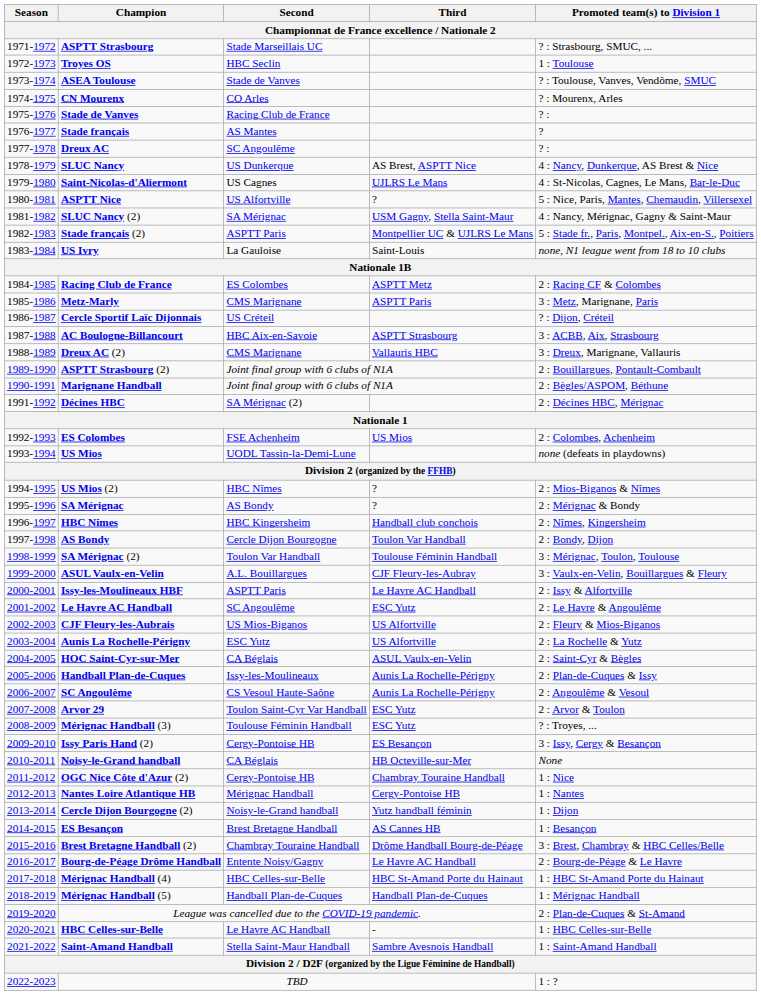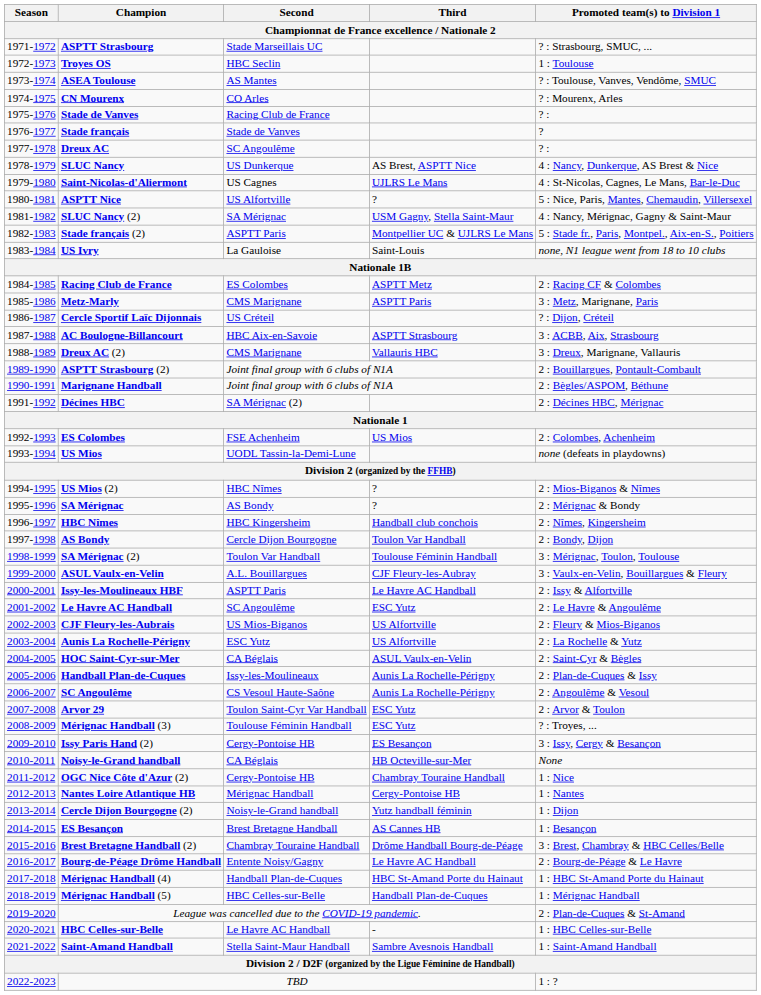(263, 81) Stade de Vanves -> (252, 81) AS Mantes
(252, 132) AS Mantes -> (263, 132) Stade de Vanves
(276, 879) HBC Celles-sur-Belle -> (284, 879) Handball Plan-de-Cuques
(284, 896) Handball Plan-de-Cuques -> (276, 896) HBC Celles-sur-Belle
